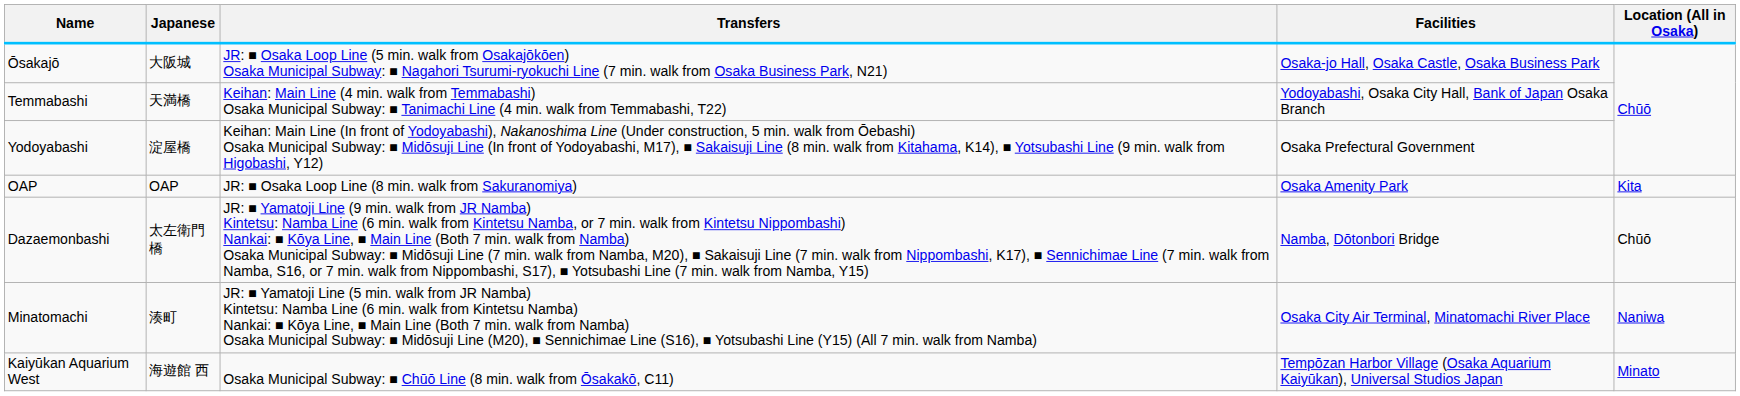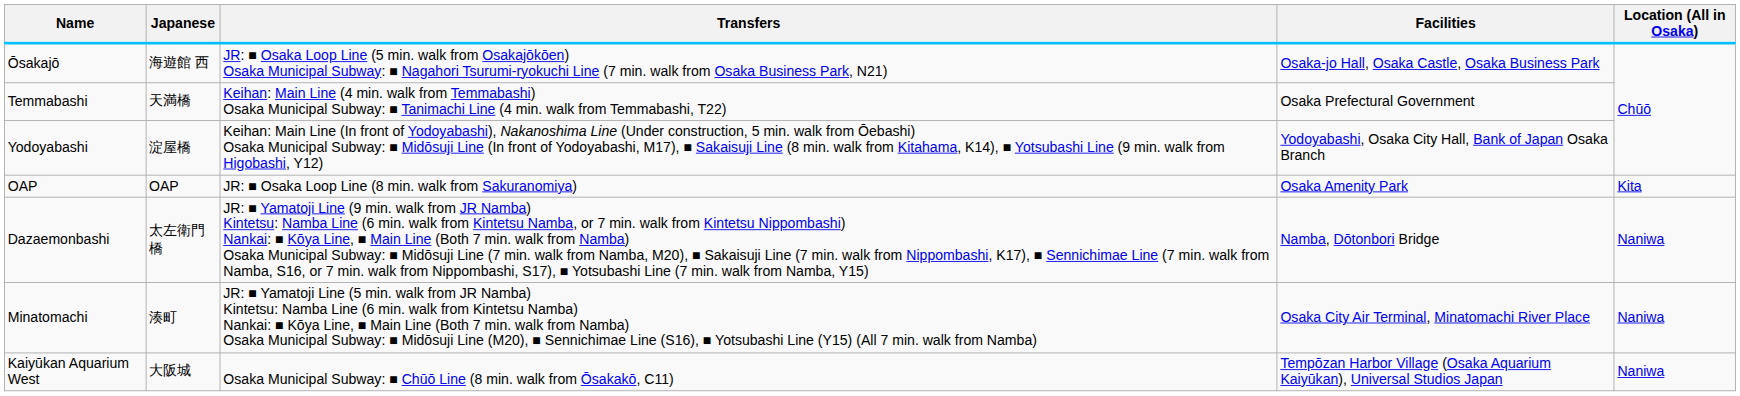(170, 63) 大阪城 -> (179, 63) 海遊館 西
(1444, 101) Yodoyabashi, Osaka City Hall, Bank of Japan Osaka Branch -> (1377, 101) Osaka Prefectural Government
(1377, 147) Osaka Prefectural Government -> (1444, 147) Yodoyabashi, Osaka City Hall, Bank of Japan Osaka Branch
(1634, 239) Chūō -> (1641, 239) Naniwa
(179, 371) 海遊館 西 -> (170, 371) 大阪城
(1639, 371) Minato -> (1641, 371) Naniwa
